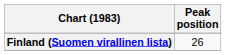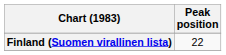(198, 42) 26 -> (198, 42) 22
